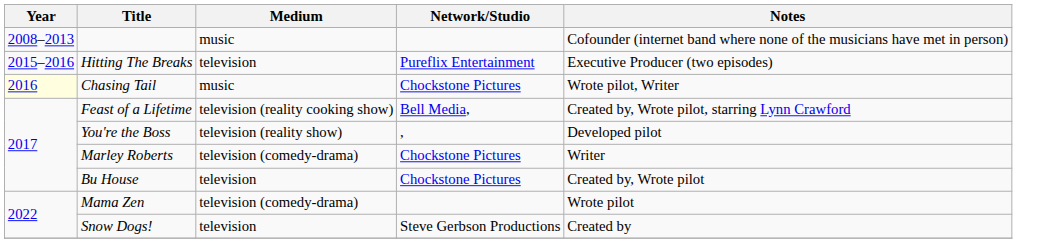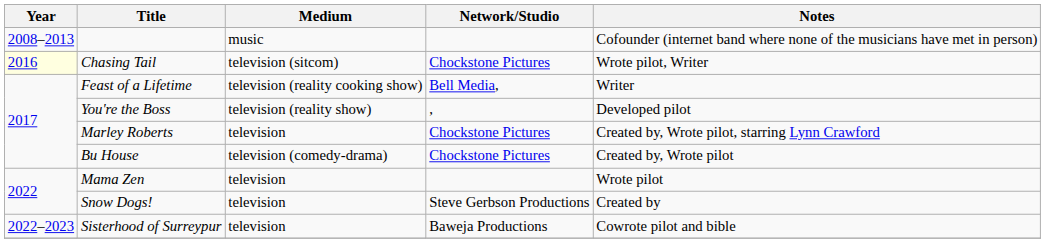- row: (137, 62)
(217, 86) music -> (283, 62) television (sitcom)
(709, 109) Created by, Wrote pilot, starring Lynn Crawford -> (615, 86) Writer
(279, 156) television (comedy-drama) -> (257, 132) television
(586, 156) Writer -> (738, 132) Created by, Wrote pilot, starring Lynn Crawford
(228, 179) television -> (308, 156) television (comedy-drama)
(279, 202) television (comedy-drama) -> (257, 179) television
+ row: (151, 226)
